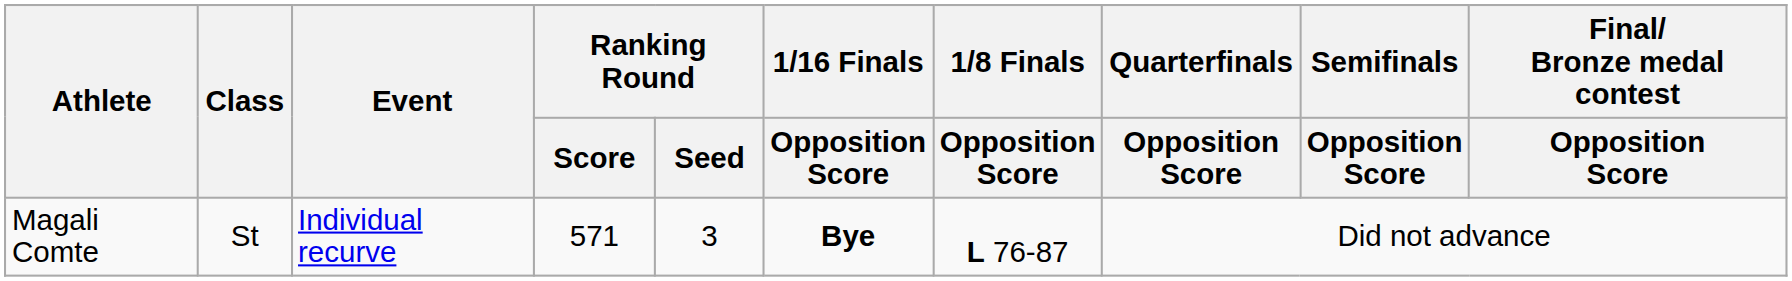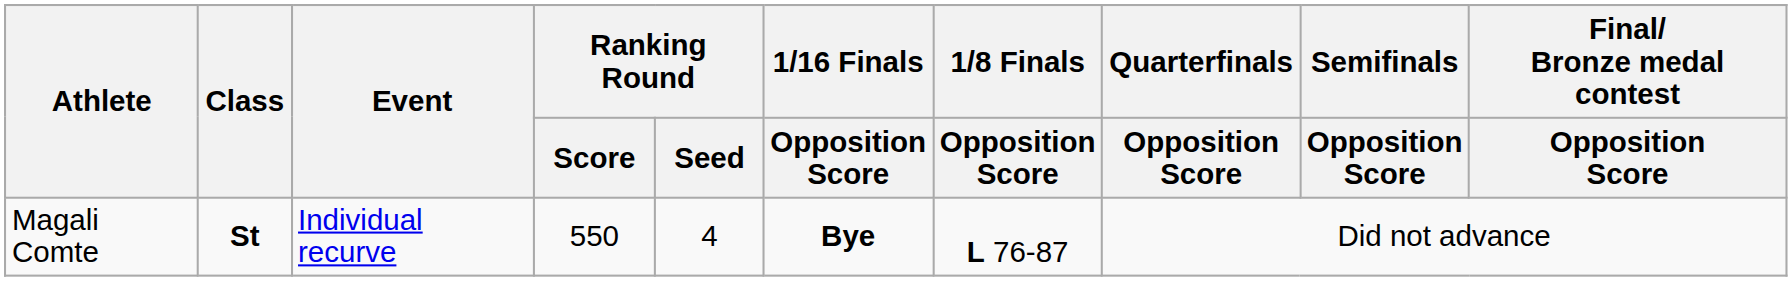(245, 237) normal -> (245, 237) bold
(594, 237) 571 -> (594, 237) 550
(710, 237) 3 -> (710, 237) 4
